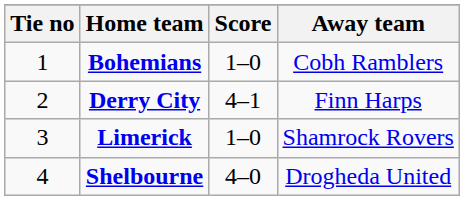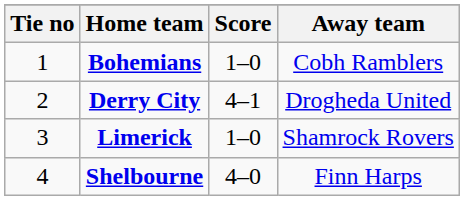(368, 99) Finn Harps -> (368, 99) Drogheda United
(368, 175) Drogheda United -> (368, 175) Finn Harps
